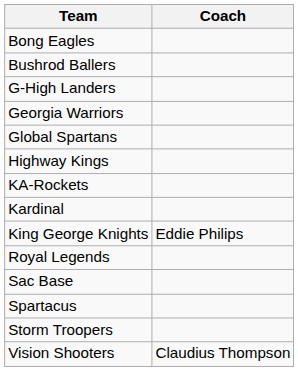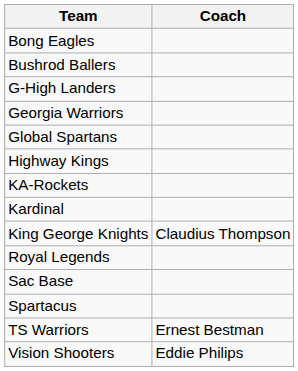(199, 233) Eddie Philips -> (223, 233) Claudius Thompson
- row: (61, 329)
+ row: (48, 329)
(223, 354) Claudius Thompson -> (199, 354) Eddie Philips
